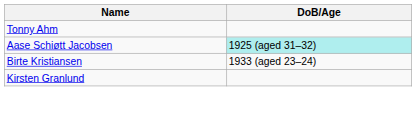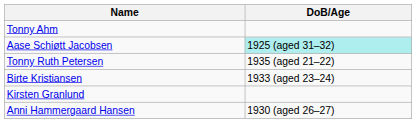+ row: (55, 62)
+ row: (71, 111)
